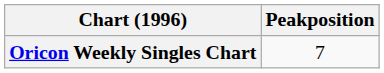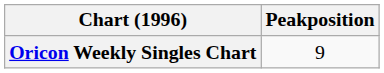(320, 51) 7 -> (320, 51) 9
